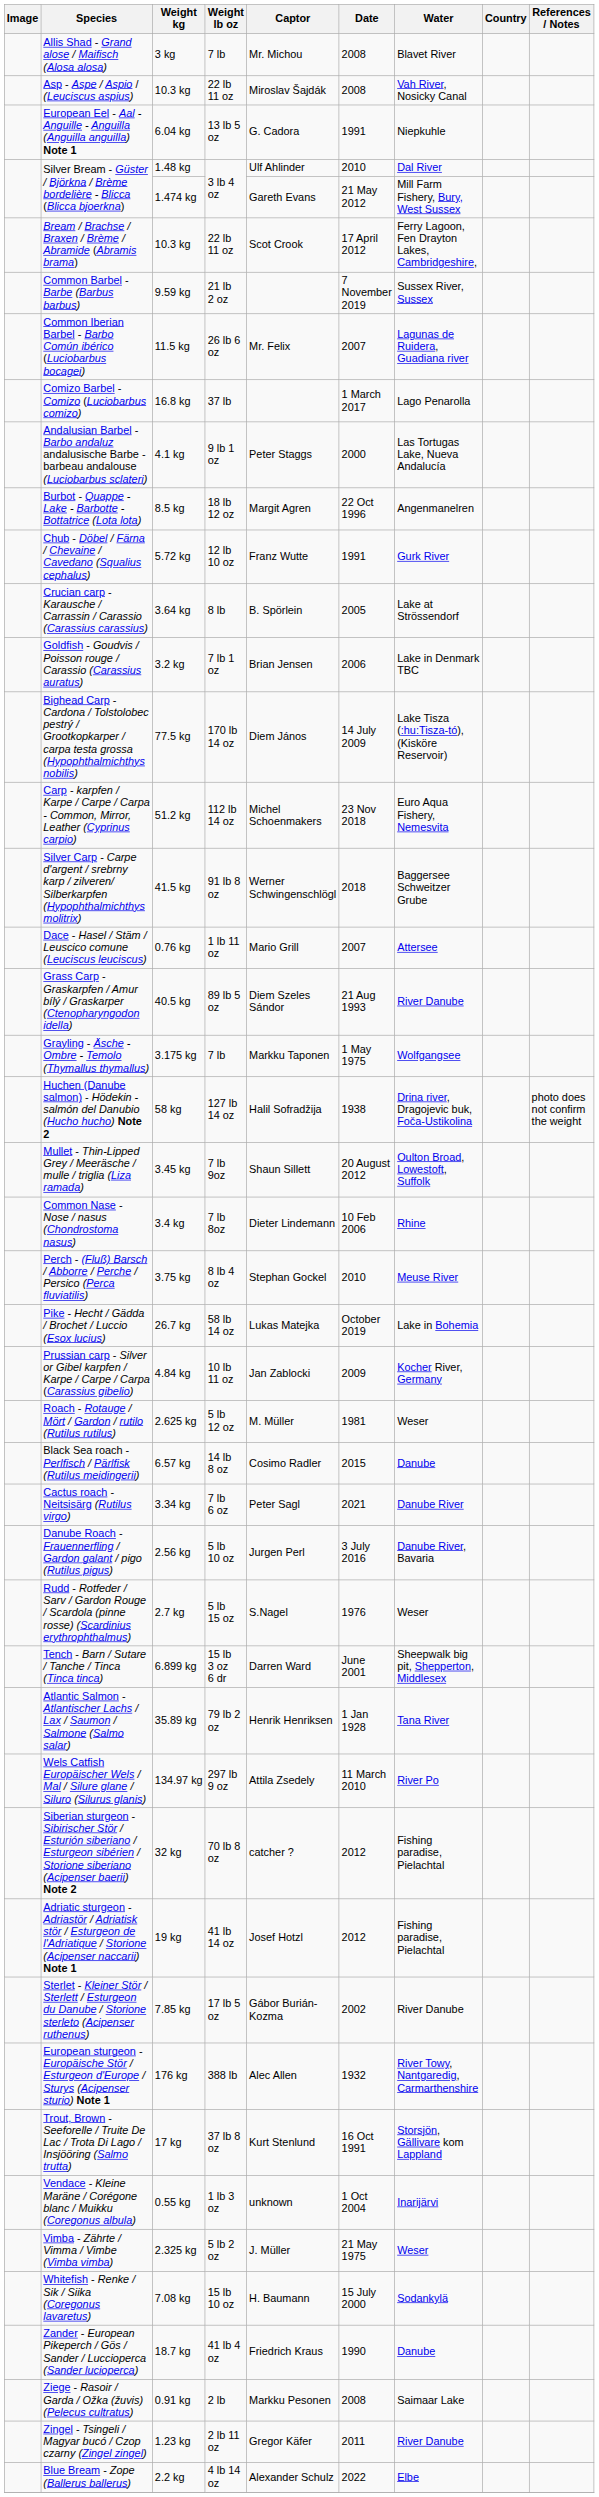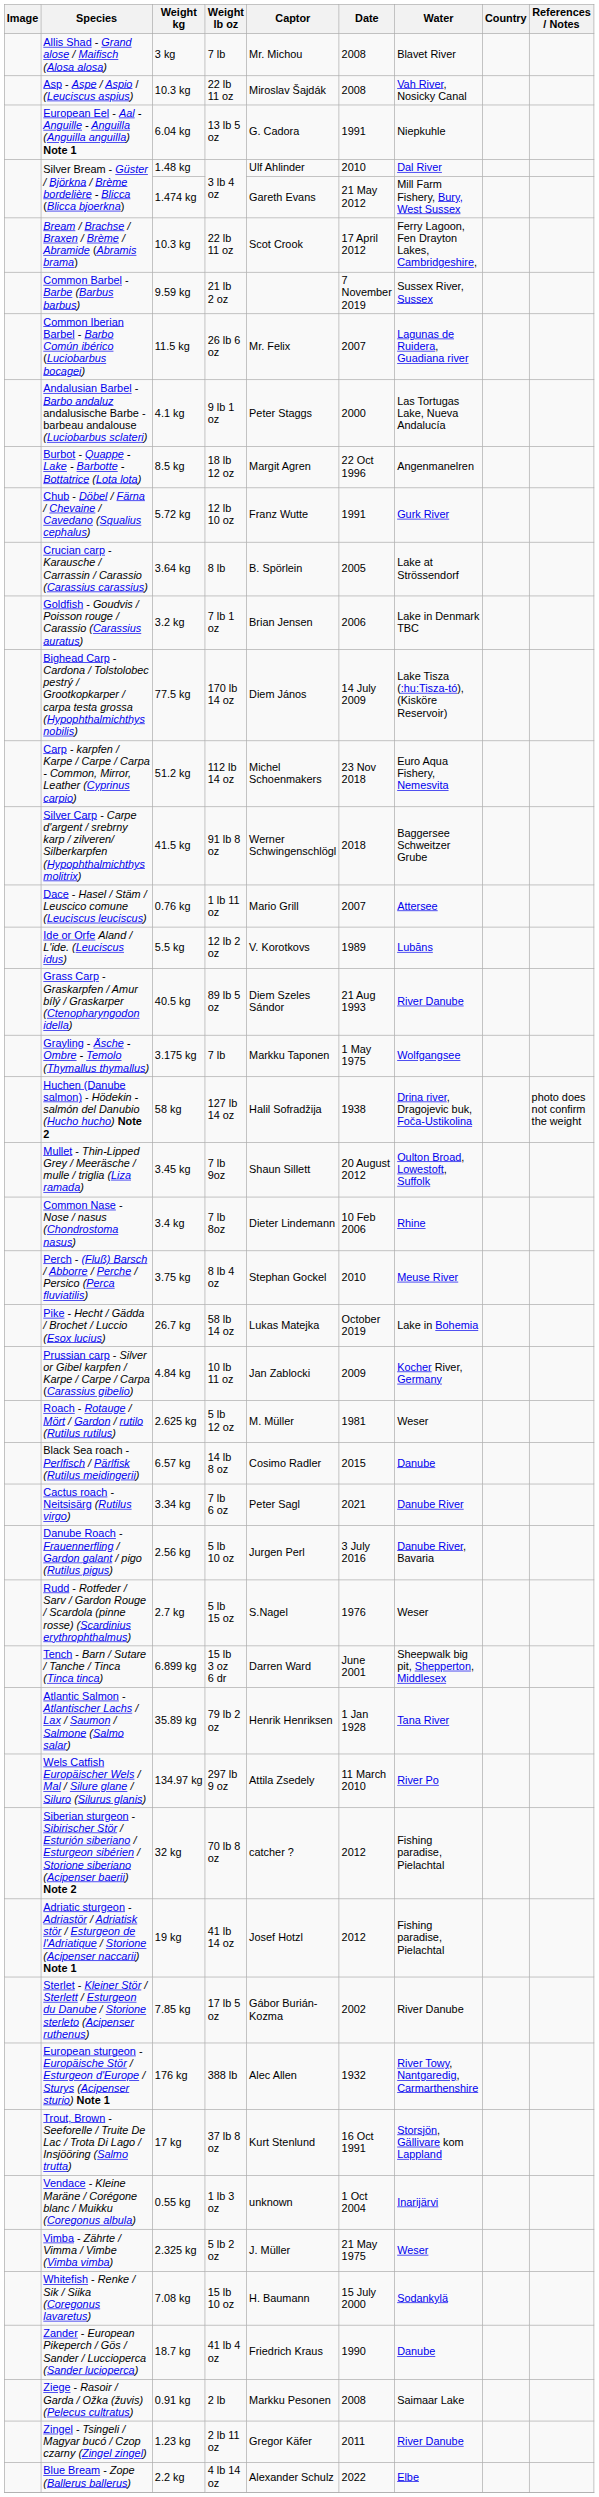- row: (95, 400)
+ row: (88, 947)
